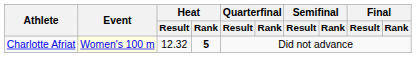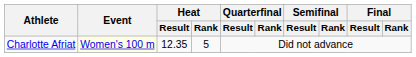(174, 45) 12.32 -> (174, 45) 12.35
(206, 45) bold -> (206, 45) normal
